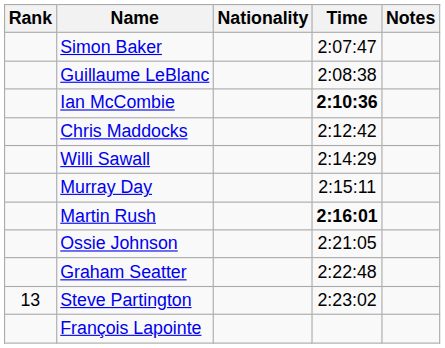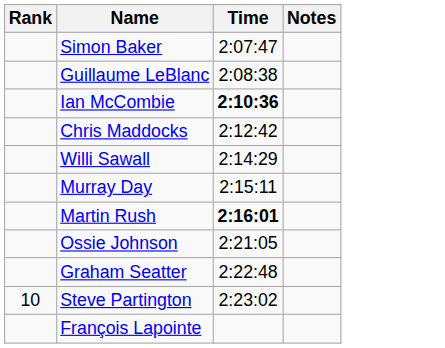- column: (263, 18)
(30, 300) 13 -> (30, 300) 10
